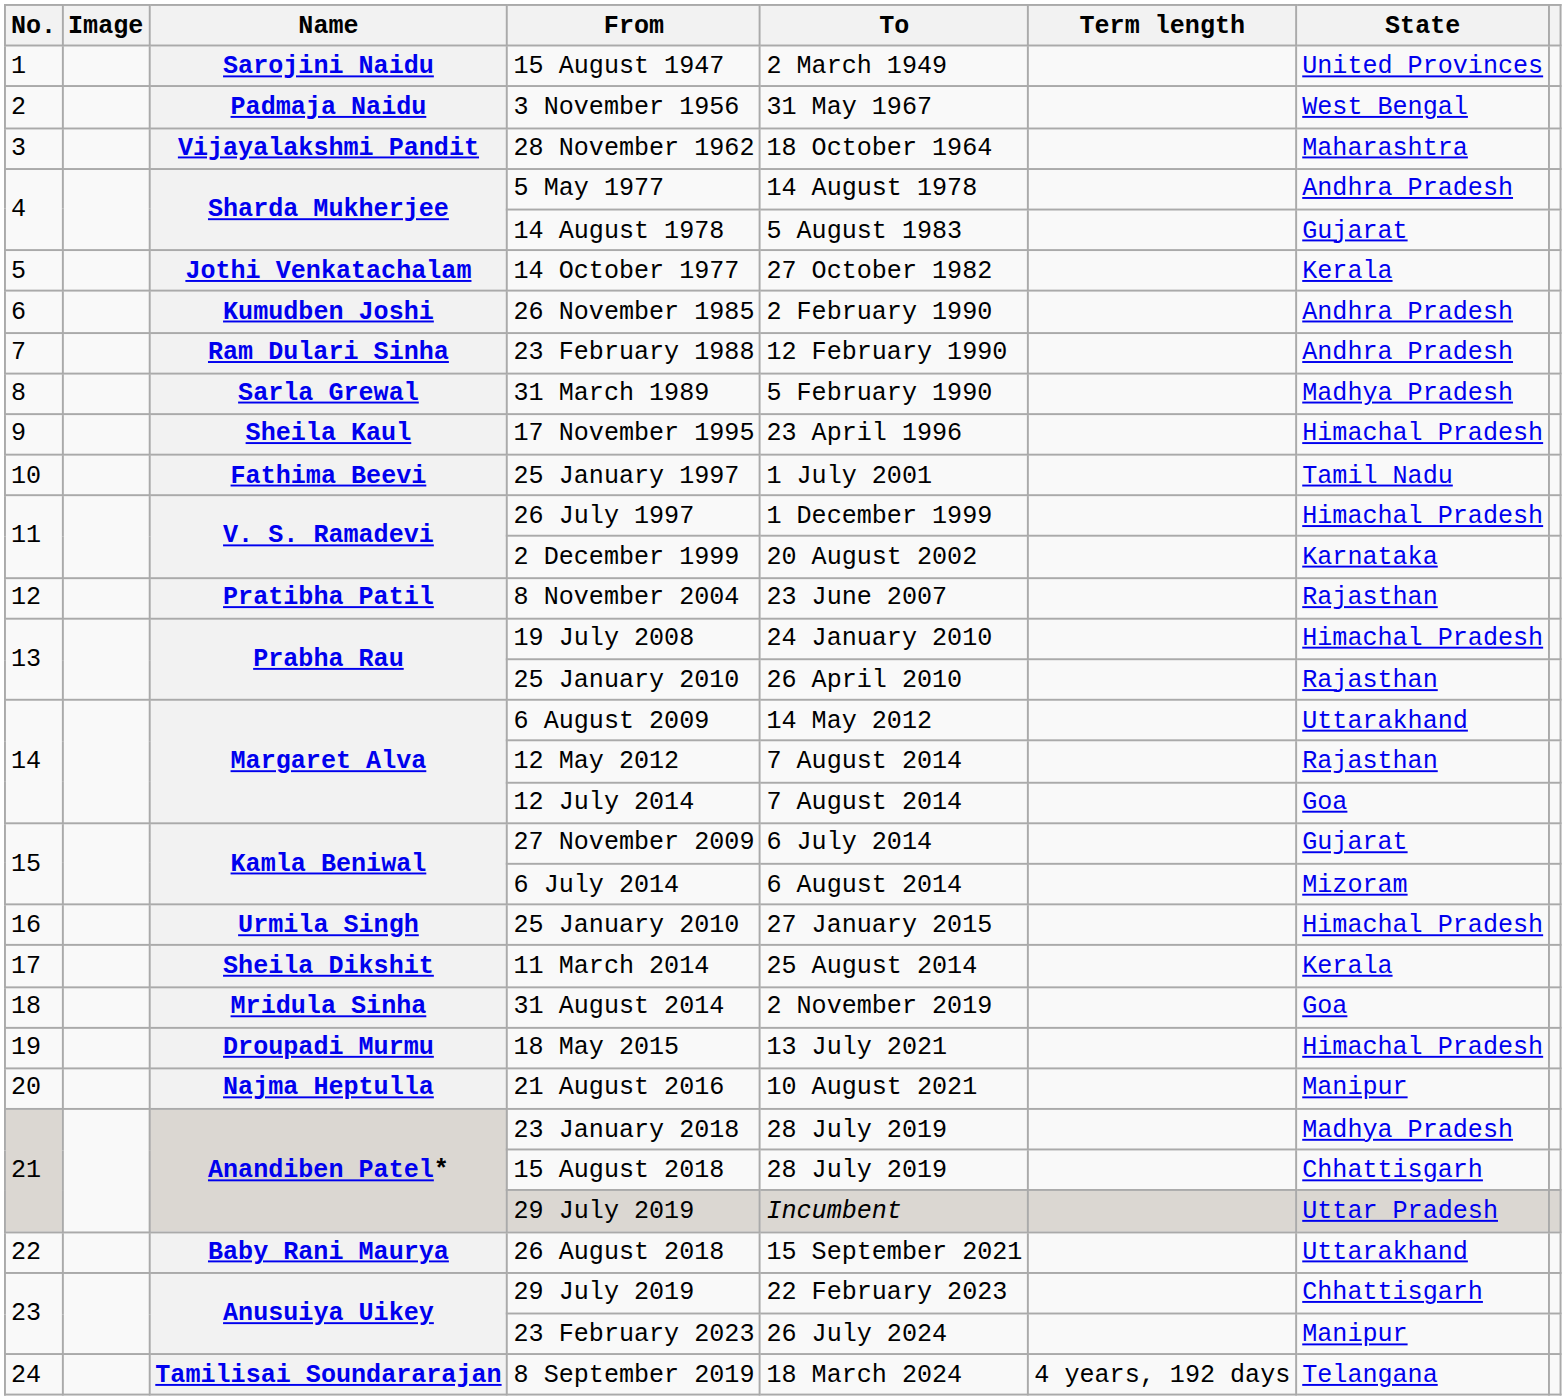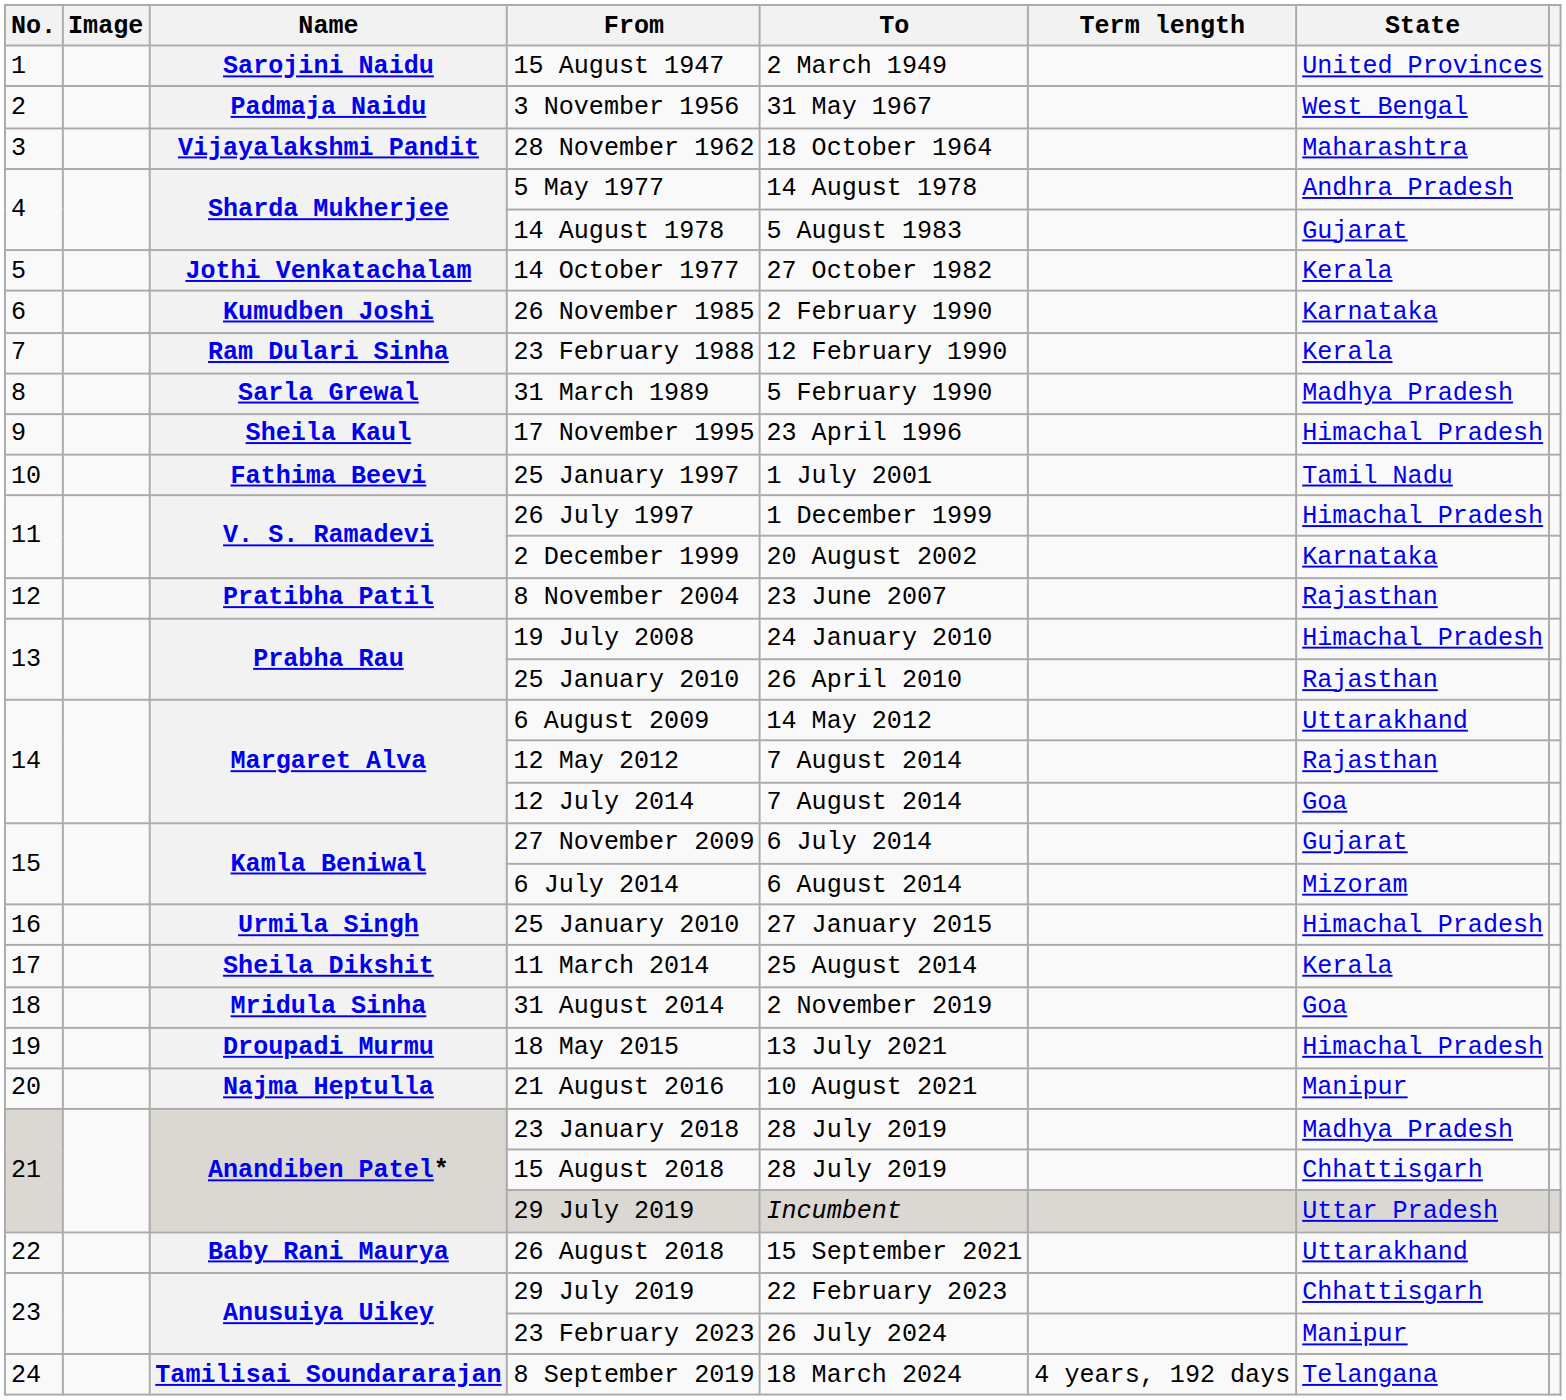(1408, 312) Andhra Pradesh -> (1370, 312) Karnataka
(1408, 353) Andhra Pradesh -> (1347, 353) Kerala
